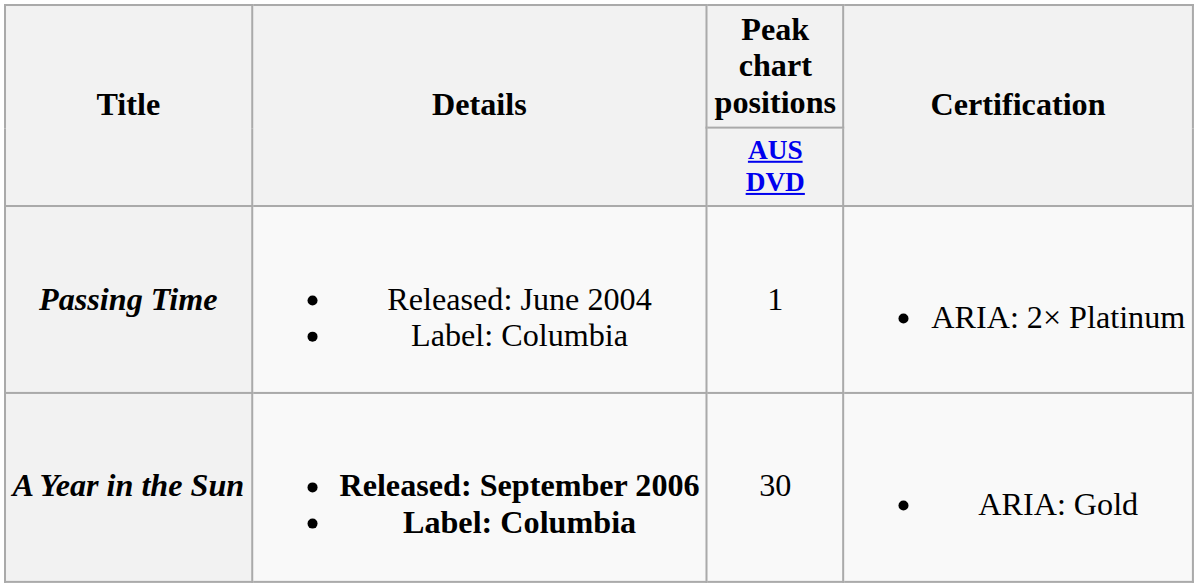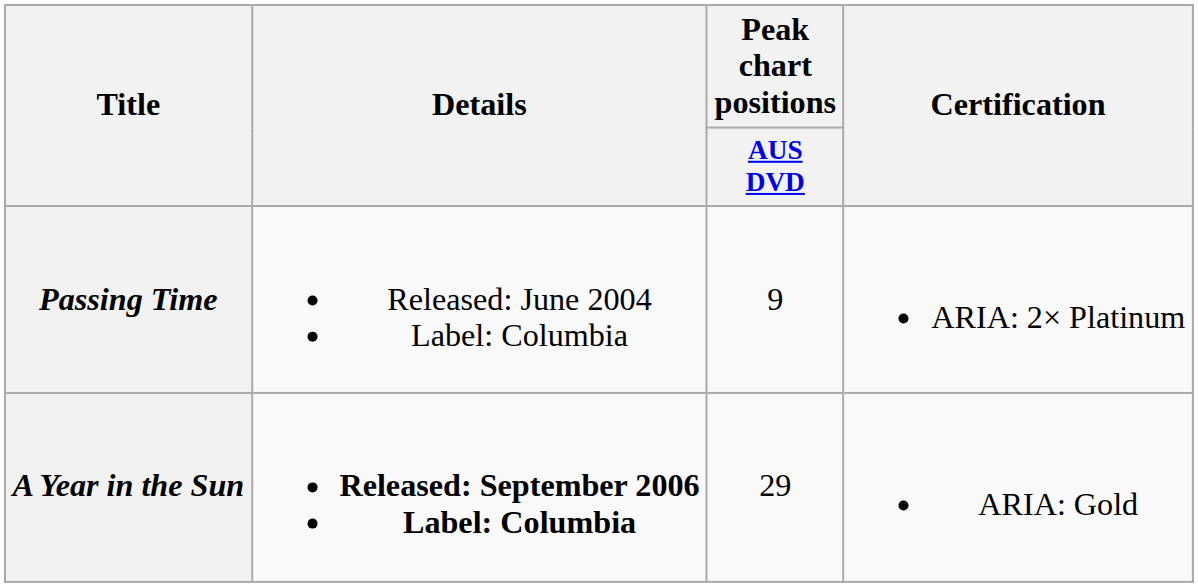(775, 298) 1 -> (775, 298) 9
(775, 486) 30 -> (775, 486) 29
